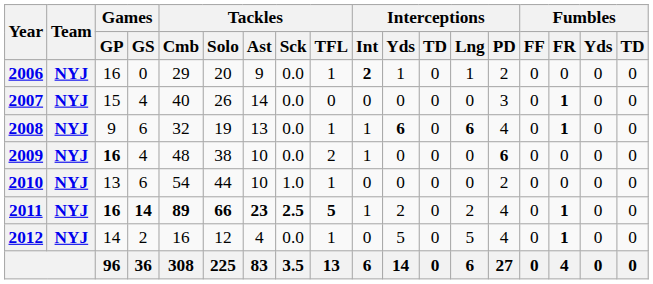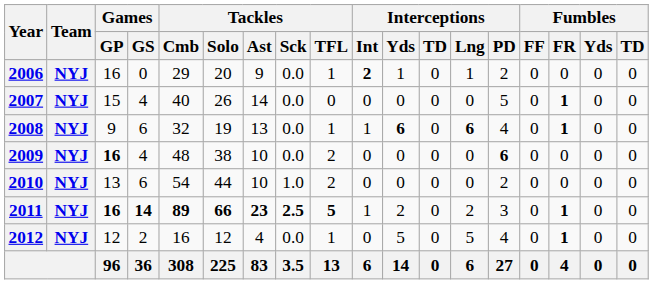(504, 100) 3 -> (504, 100) 5
(367, 155) 1 -> (367, 155) 0
(331, 182) 1 -> (331, 182) 2
(504, 210) 4 -> (504, 210) 3
(112, 237) 14 -> (112, 237) 12
